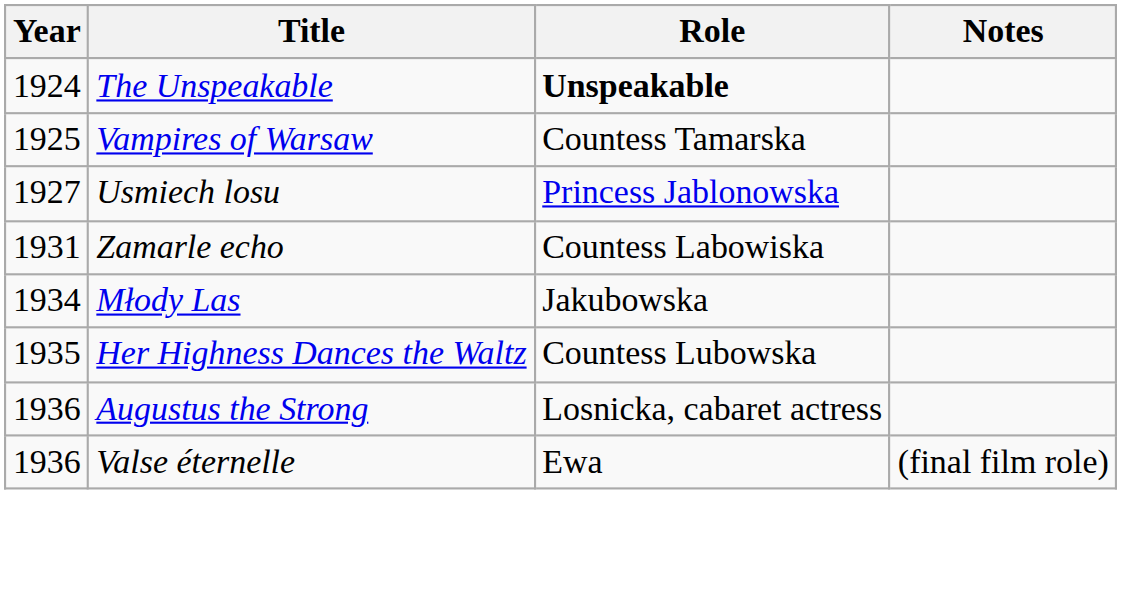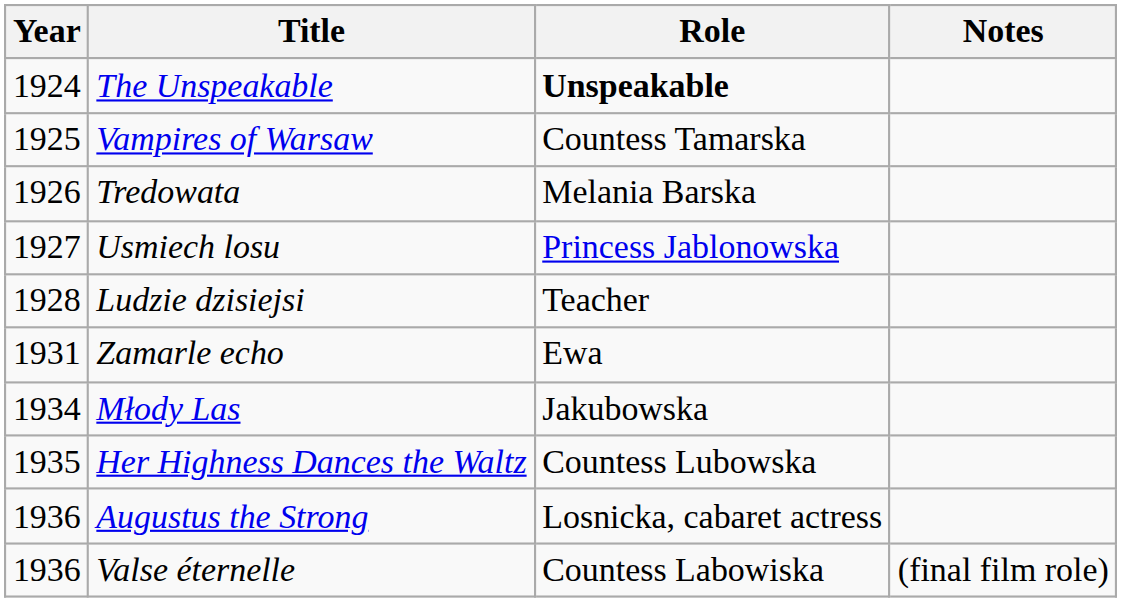+ row: (168, 192)
+ row: (200, 300)
(683, 246) Countess Labowiska -> (572, 354) Ewa
(572, 461) Ewa -> (683, 569) Countess Labowiska
